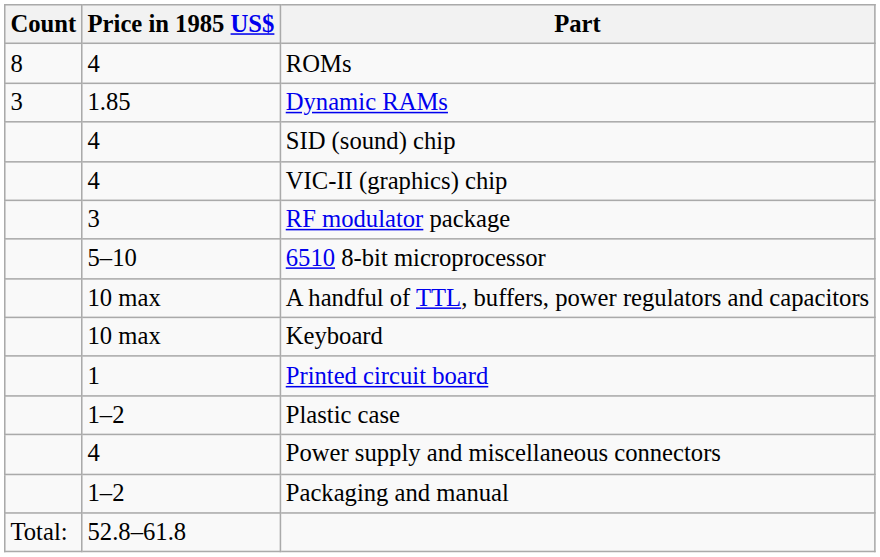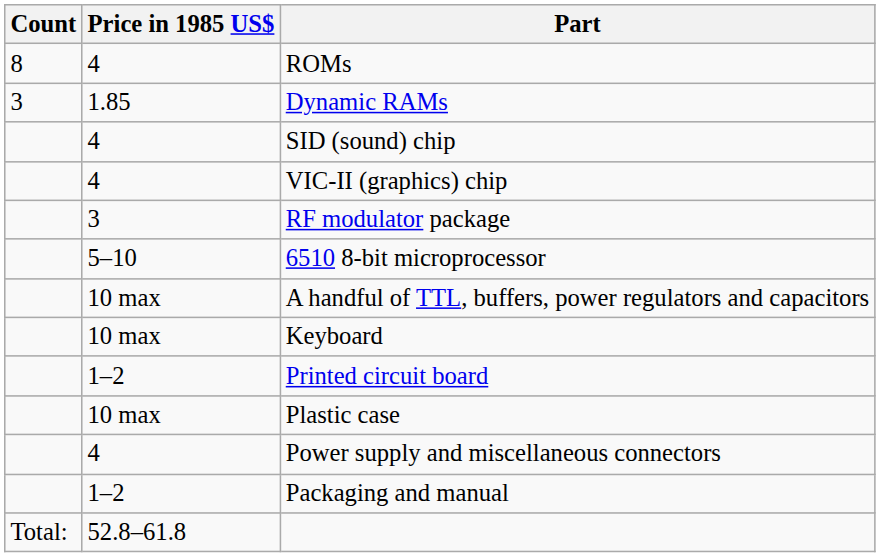(94, 375) 1 -> (106, 375) 1–2
(106, 414) 1–2 -> (124, 414) 10 max
